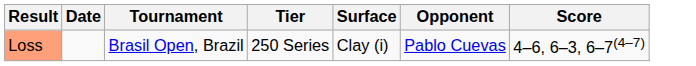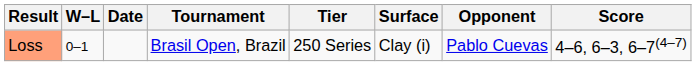+ column: (83, 17)
